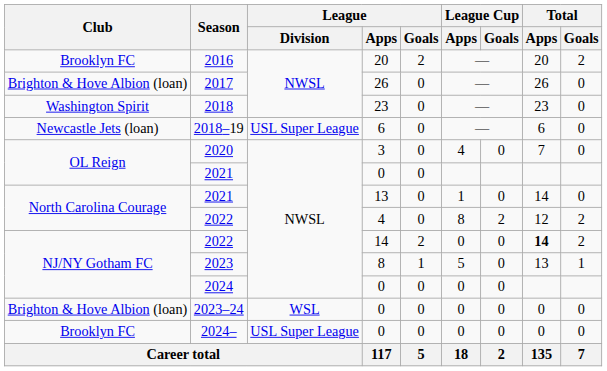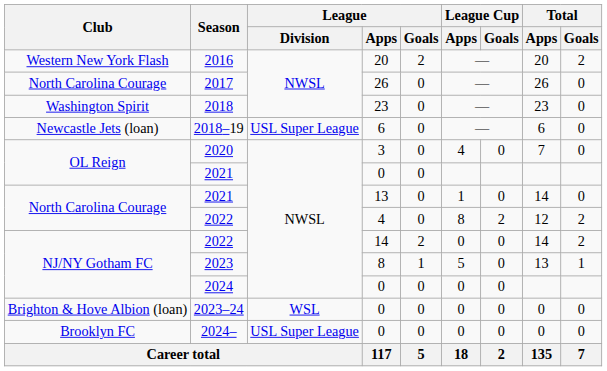(98, 60) Brooklyn FC -> (98, 60) Western New York Flash
(98, 83) Brighton & Hove Albion (loan) -> (98, 83) North Carolina Courage
(541, 241) bold -> (541, 241) normal
